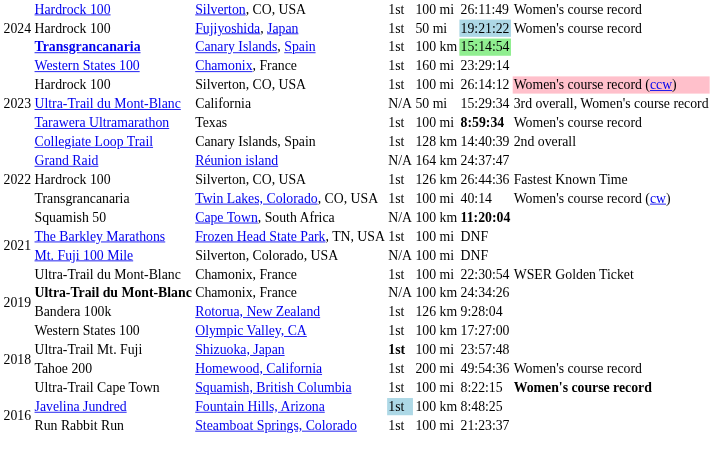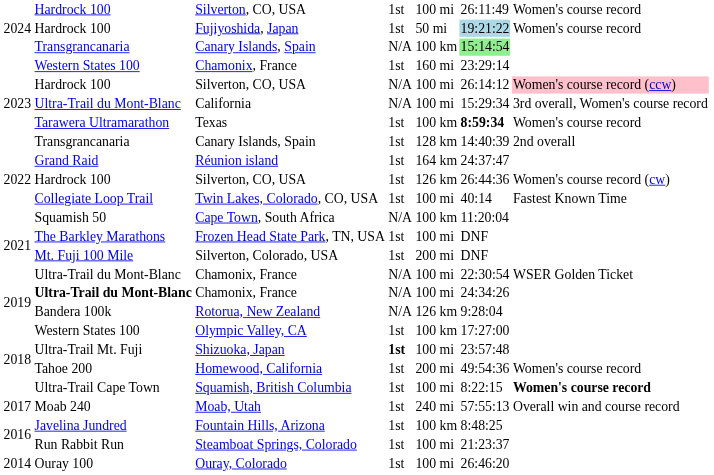(88, 47) bold -> (82, 47) normal
(396, 47) 1st -> (400, 47) N/A
(396, 85) 1st -> (400, 85) N/A
(431, 103) 50 mi -> (435, 103) 100 mi
(435, 122) 100 mi -> (436, 122) 100 km
(94, 141) Collegiate Loop Trail -> (82, 141) Transgrancanaria
(400, 160) N/A -> (396, 160) 1st
(571, 179) Fastest Known Time -> (591, 179) Women's course record (cw)
(82, 198) Transgrancanaria -> (94, 198) Collegiate Loop Trail
(592, 198) Women's course record (cw) -> (570, 198) Fastest Known Time
(485, 217) bold -> (485, 217) normal
(400, 255) N/A -> (396, 255) 1st
(435, 255) 100 mi -> (435, 255) 200 mi
(396, 274) 1st -> (400, 274) N/A
(436, 293) 100 km -> (435, 293) 100 mi
(396, 312) 1st -> (400, 312) N/A
+ row: (17, 406)
(396, 406) lightblue background -> (396, 425) no background
+ row: (17, 463)
